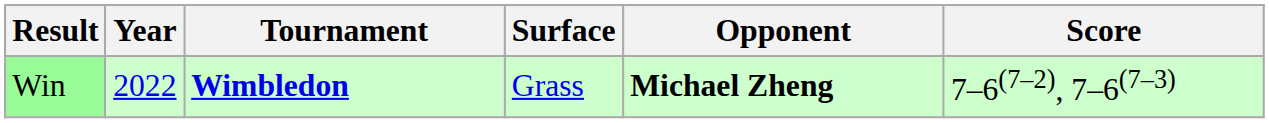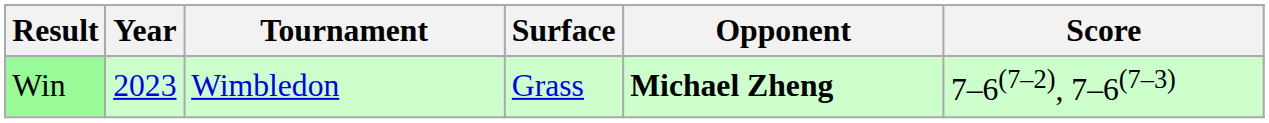(145, 85) 2022 -> (145, 85) 2023
(270, 85) bold -> (265, 85) normal
